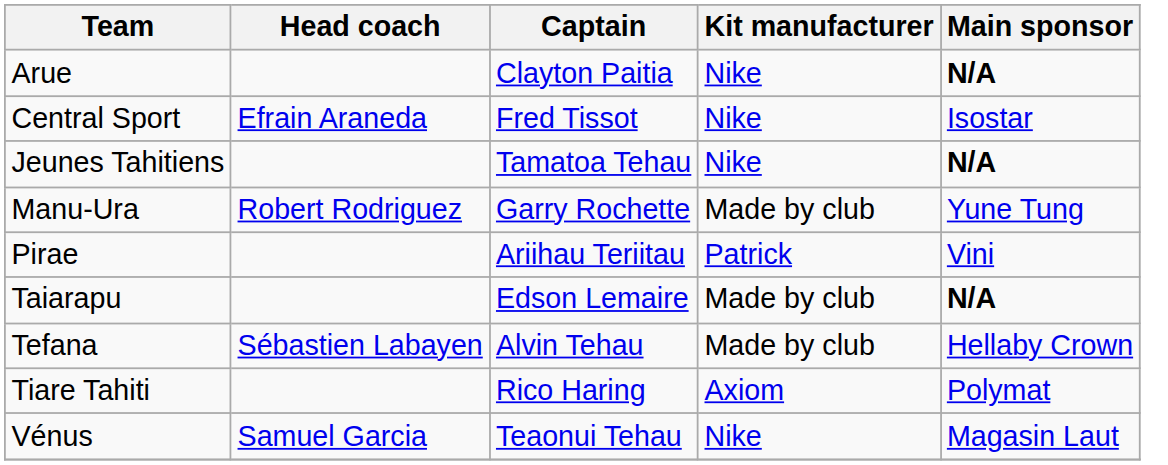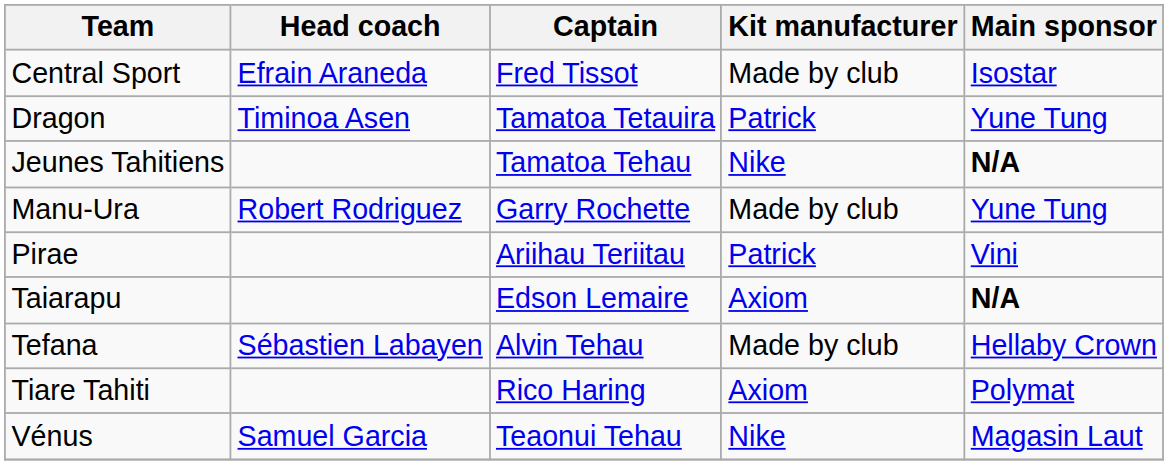- row: (42, 72)
(733, 118) Nike -> (814, 72) Made by club
+ row: (58, 118)
(790, 299) Made by club -> (768, 299) Axiom
